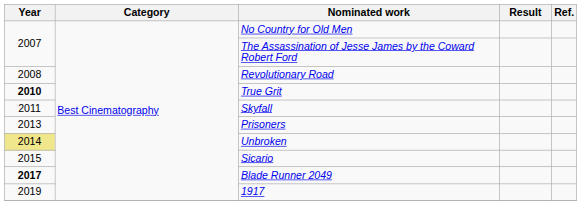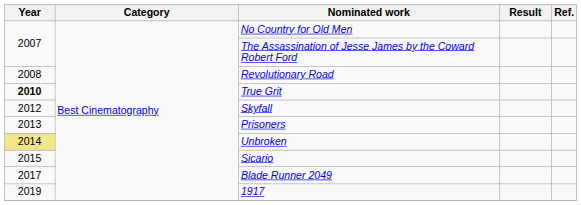(30, 108) 2011 -> (30, 108) 2012
(30, 175) bold -> (30, 175) normal
